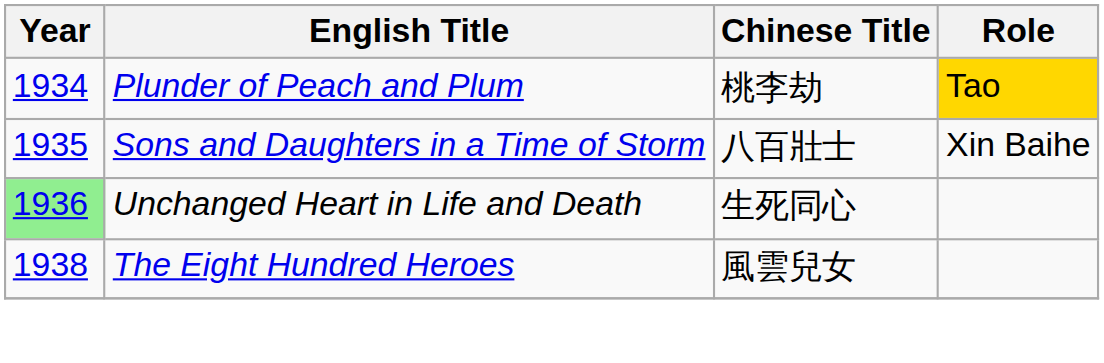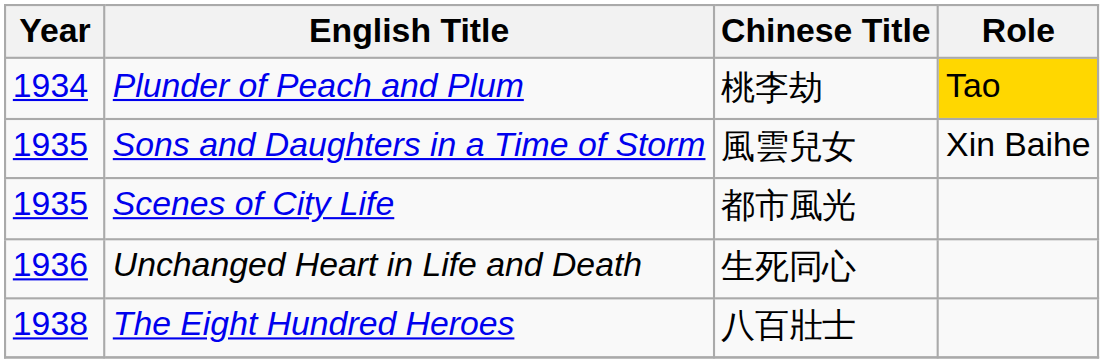(789, 146) 八百壯士 -> (789, 146) 風雲兒女
+ row: (254, 204)
(50, 204) lightgreen background -> (50, 264) no background
(789, 266) 風雲兒女 -> (789, 326) 八百壯士
